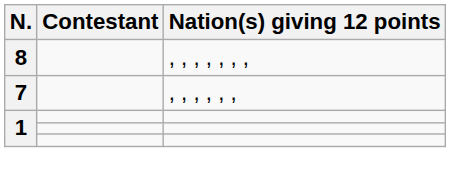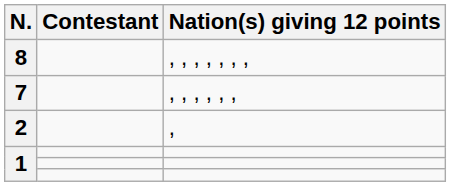+ row: (21, 127)
